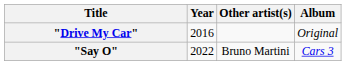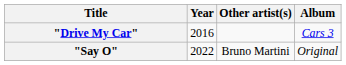(318, 32) Original -> (318, 32) Cars 3
(318, 51) Cars 3 -> (318, 51) Original
